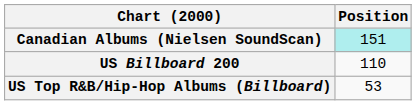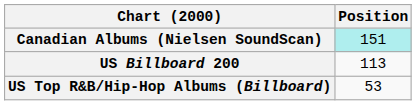(373, 64) 110 -> (373, 64) 113
